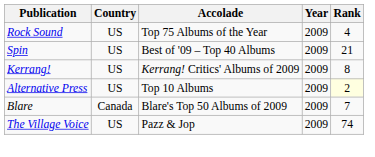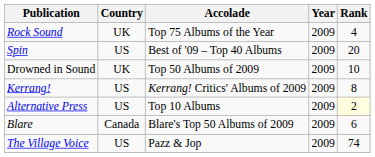(115, 32) US -> (122, 32) UK
(347, 50) 21 -> (354, 50) 20
+ row: (51, 69)
(347, 106) 7 -> (354, 124) 6
